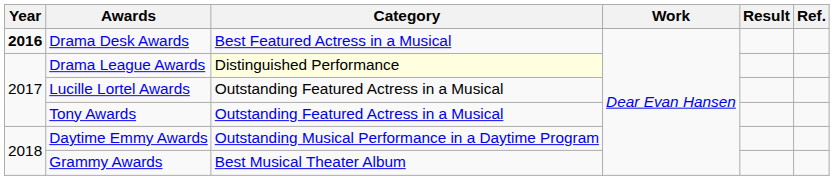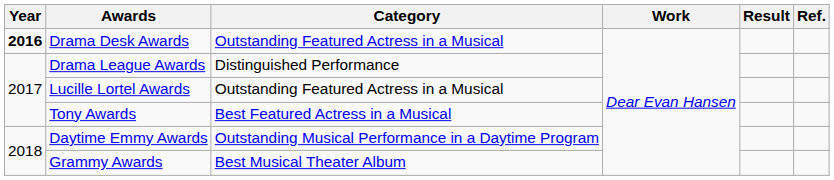(333, 41) Best Featured Actress in a Musical -> (359, 41) Outstanding Featured Actress in a Musical
(307, 65) lightyellow background -> (307, 65) no background
(359, 114) Outstanding Featured Actress in a Musical -> (333, 114) Best Featured Actress in a Musical
